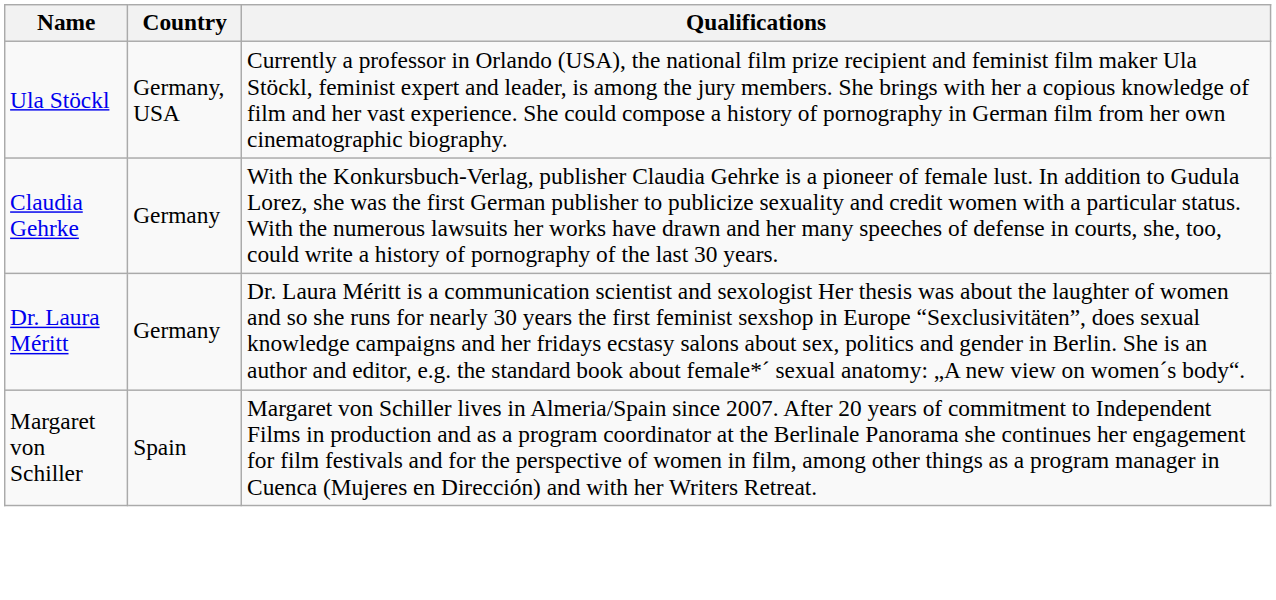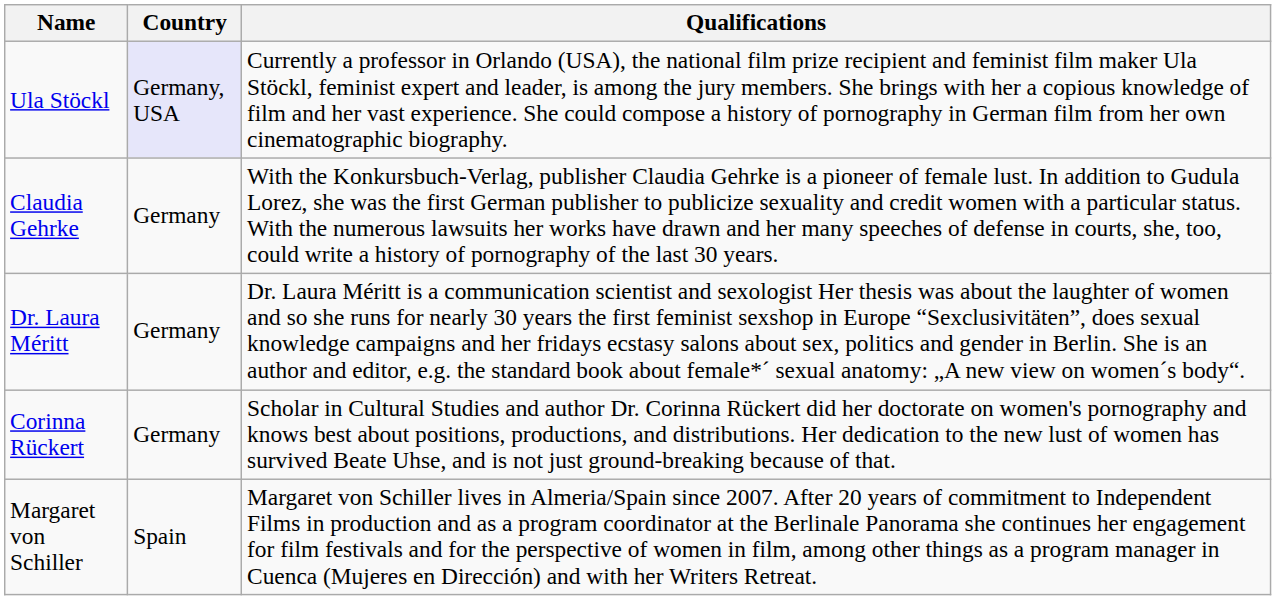(179, 99) no background -> (179, 99) lavender background
+ row: (48, 434)
